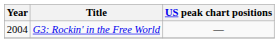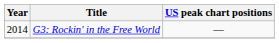(17, 29) 2004 -> (17, 29) 2014
